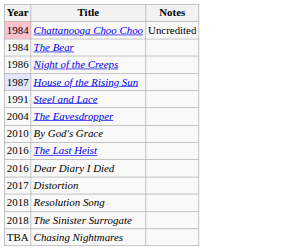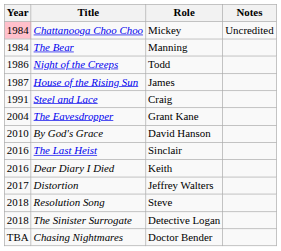+ column: (184, 13)
(18, 82) lavender background -> (18, 82) no background
